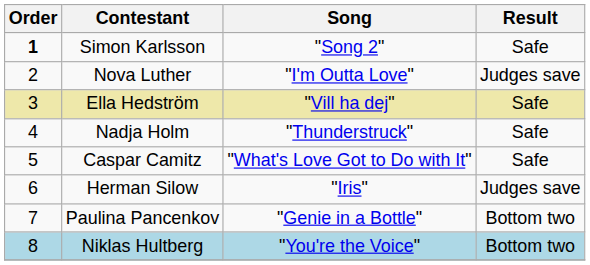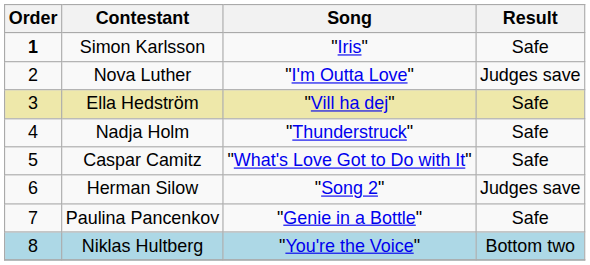(350, 47) "Song 2" -> (350, 47) "Iris"
(350, 189) "Iris" -> (350, 189) "Song 2"
(530, 217) Bottom two -> (530, 217) Safe
